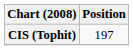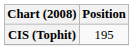(104, 34) 197 -> (104, 34) 195
